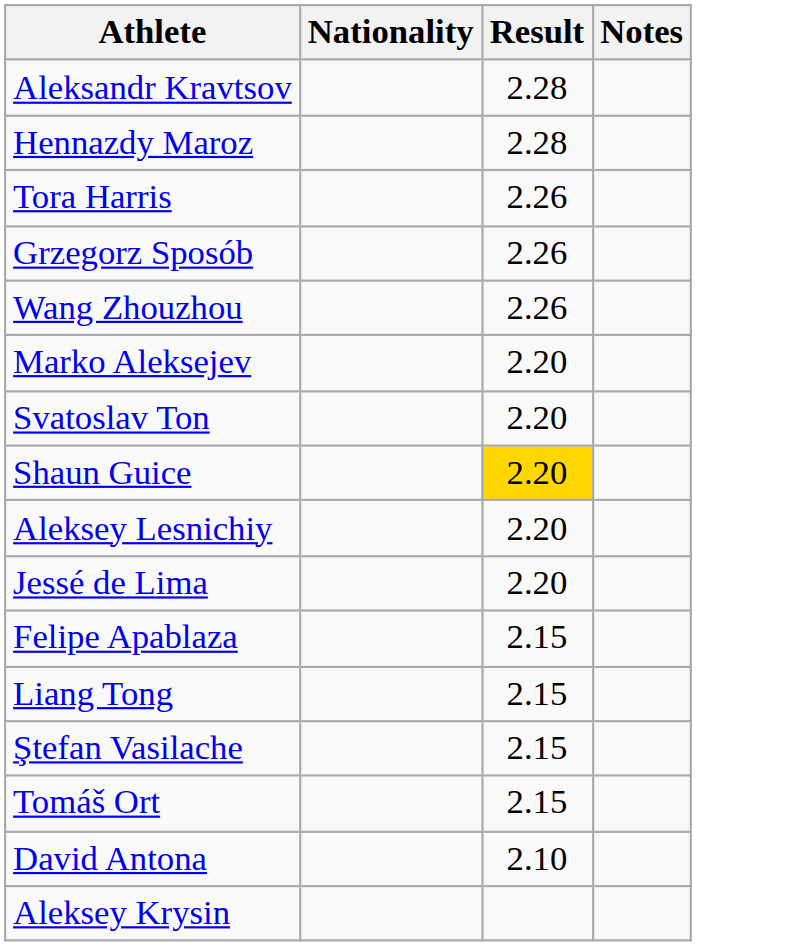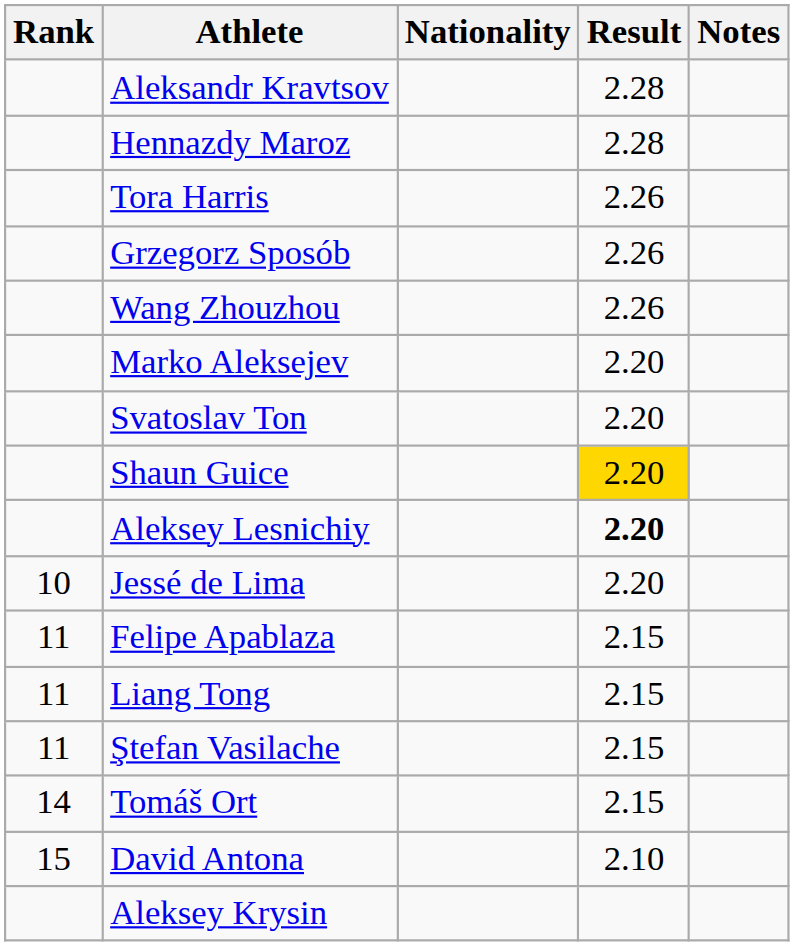+ column: (54, 32)
(537, 527) normal -> (634, 527) bold
